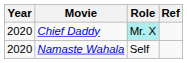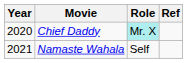(20, 49) 2020 -> (20, 49) 2021
